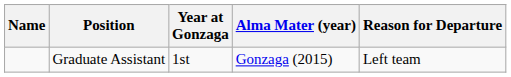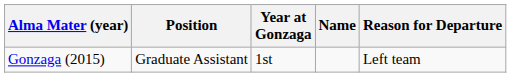columns swapped: (27, 26) <-> (296, 26)
